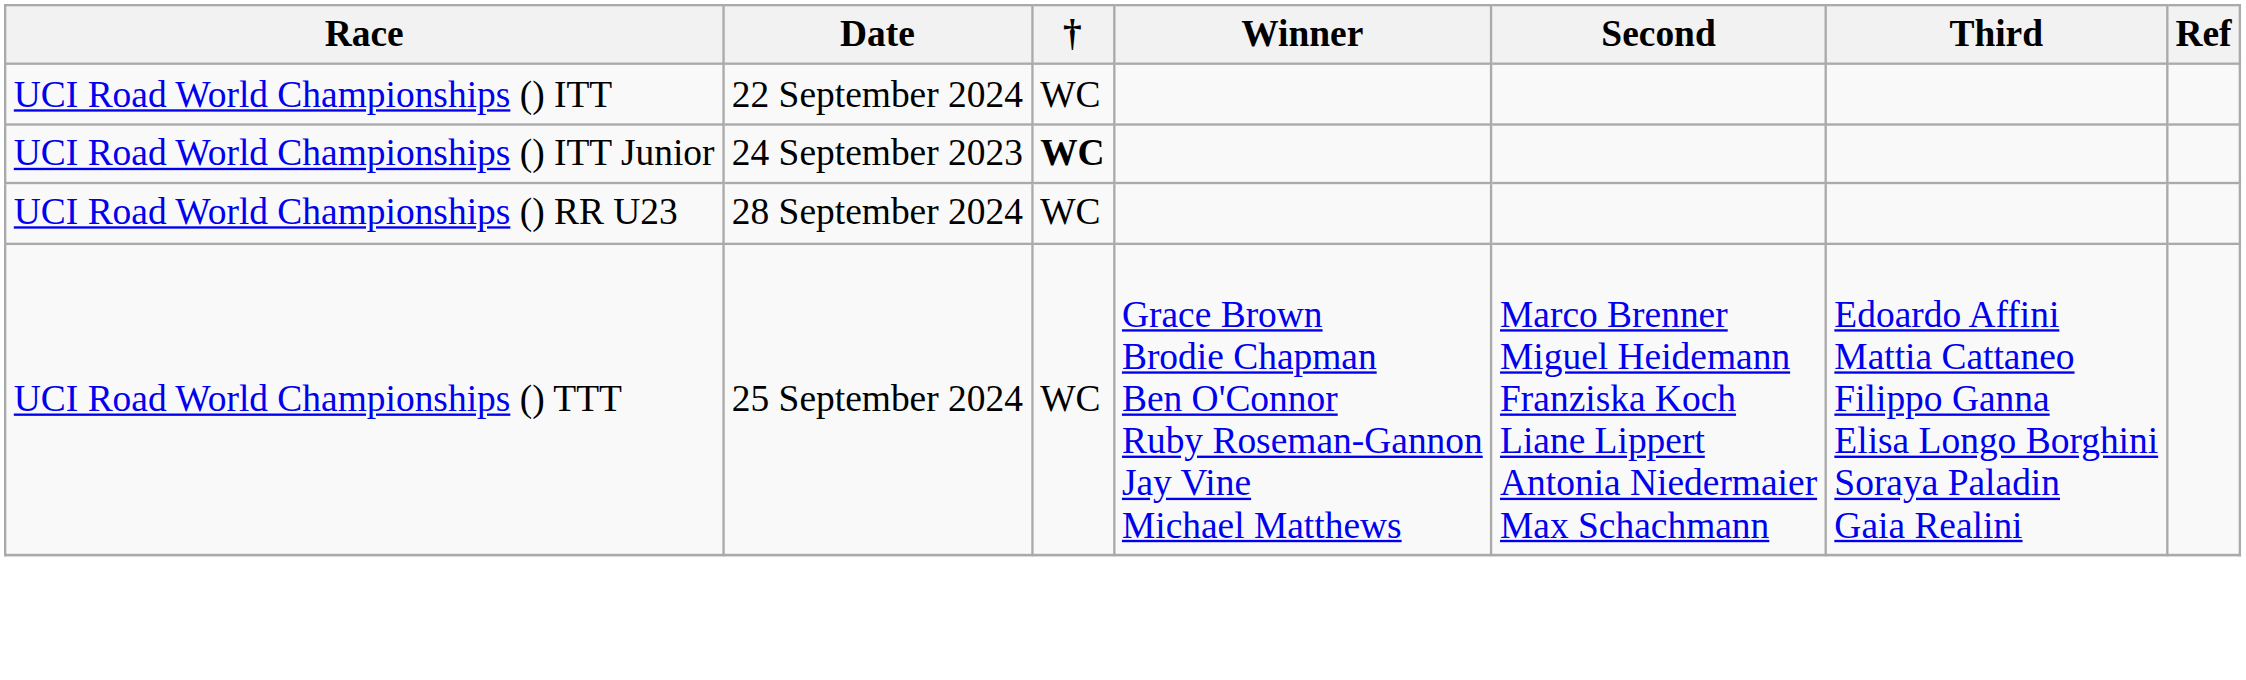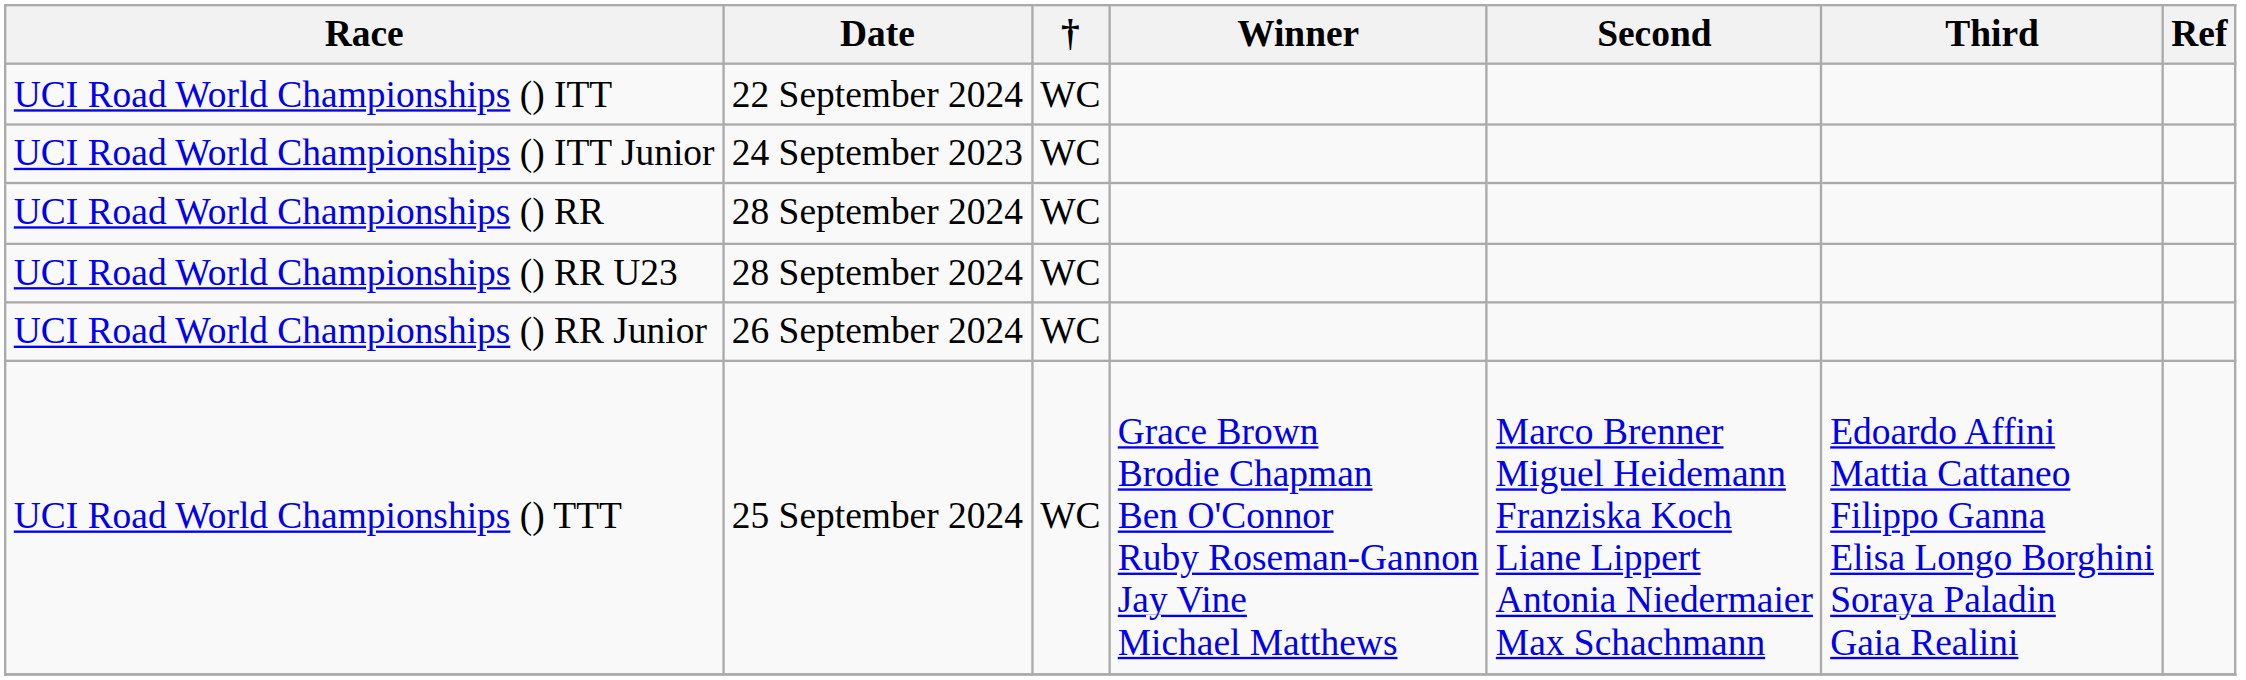(1072, 152) bold -> (1070, 152) normal
+ row: (309, 212)
+ row: (360, 331)
